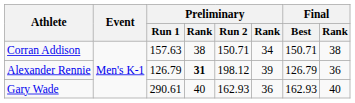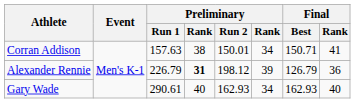(233, 51) 150.71 -> (233, 51) 150.01
(335, 51) 38 -> (335, 51) 41
(166, 70) 126.79 -> (166, 70) 226.79
(267, 89) 36 -> (267, 89) 34
